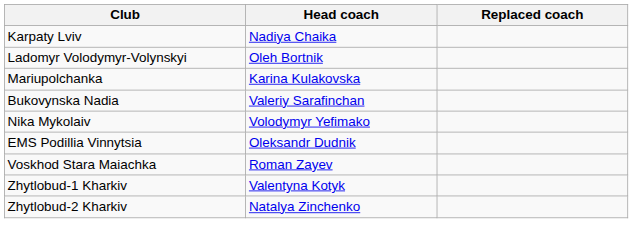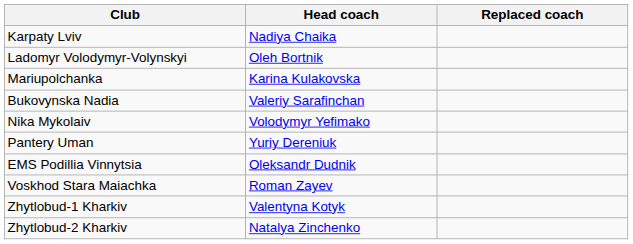+ row: (50, 143)
